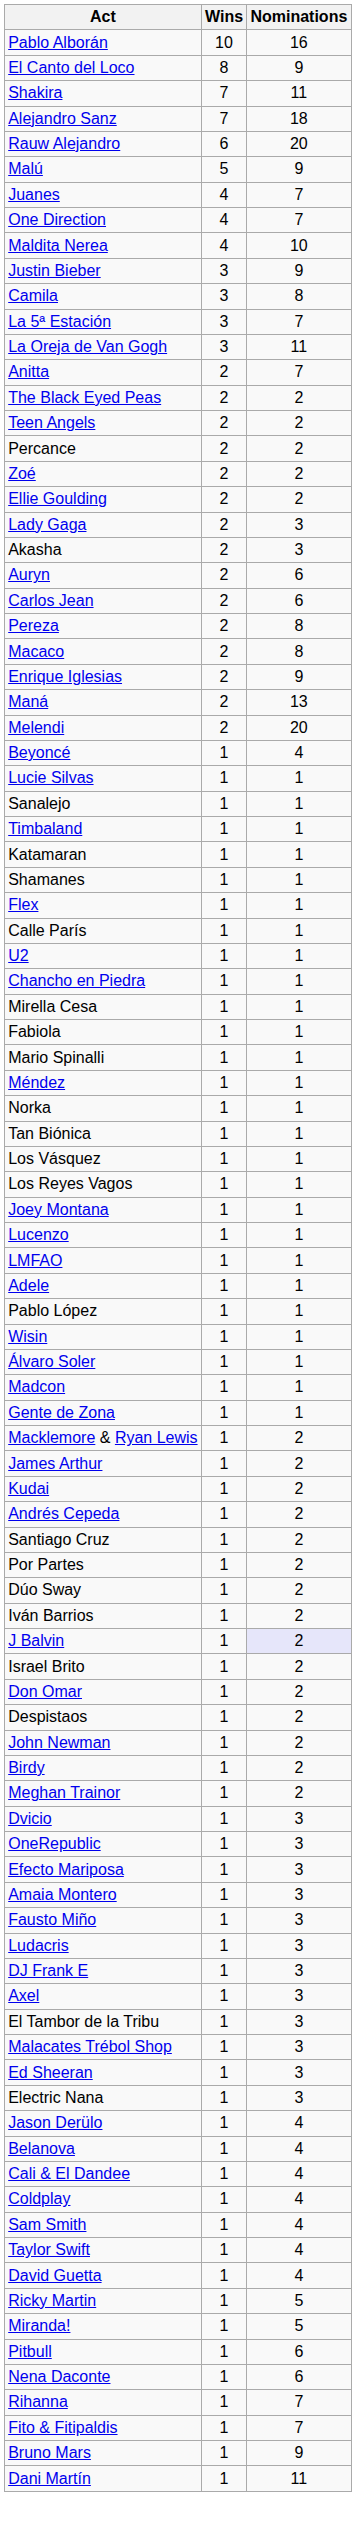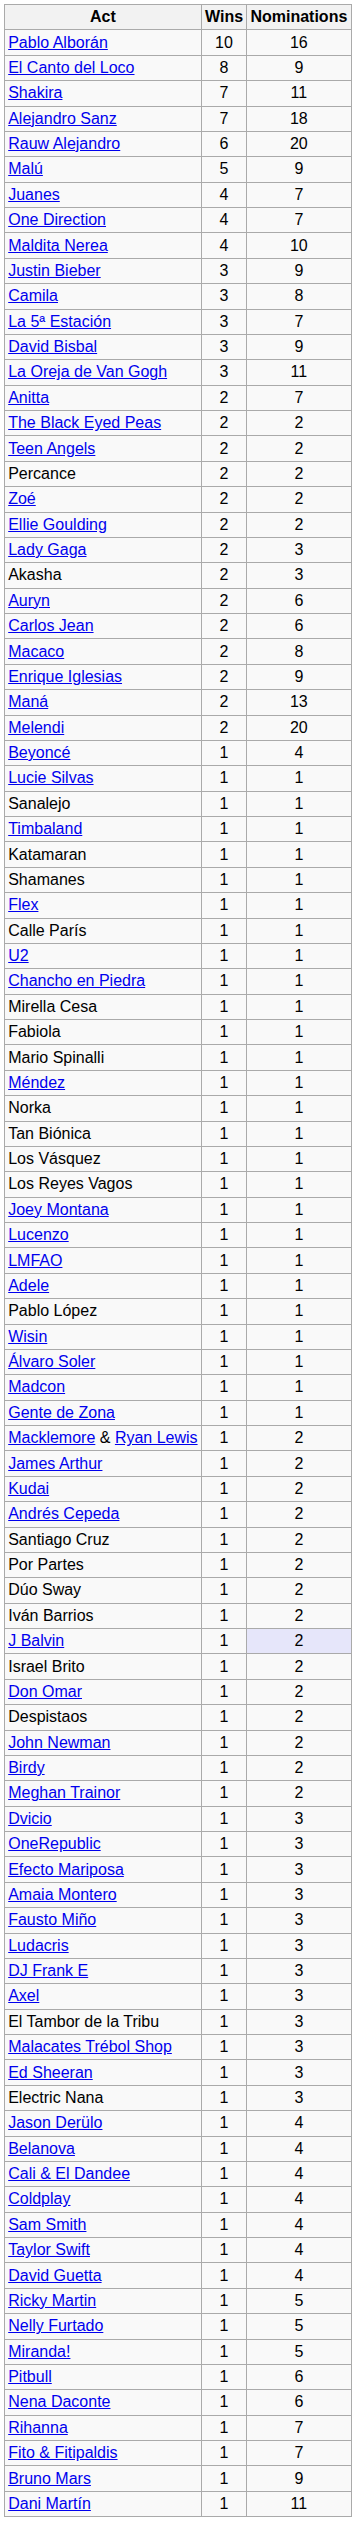+ row: (53, 347)
- row: (34, 626)
+ row: (56, 2326)
